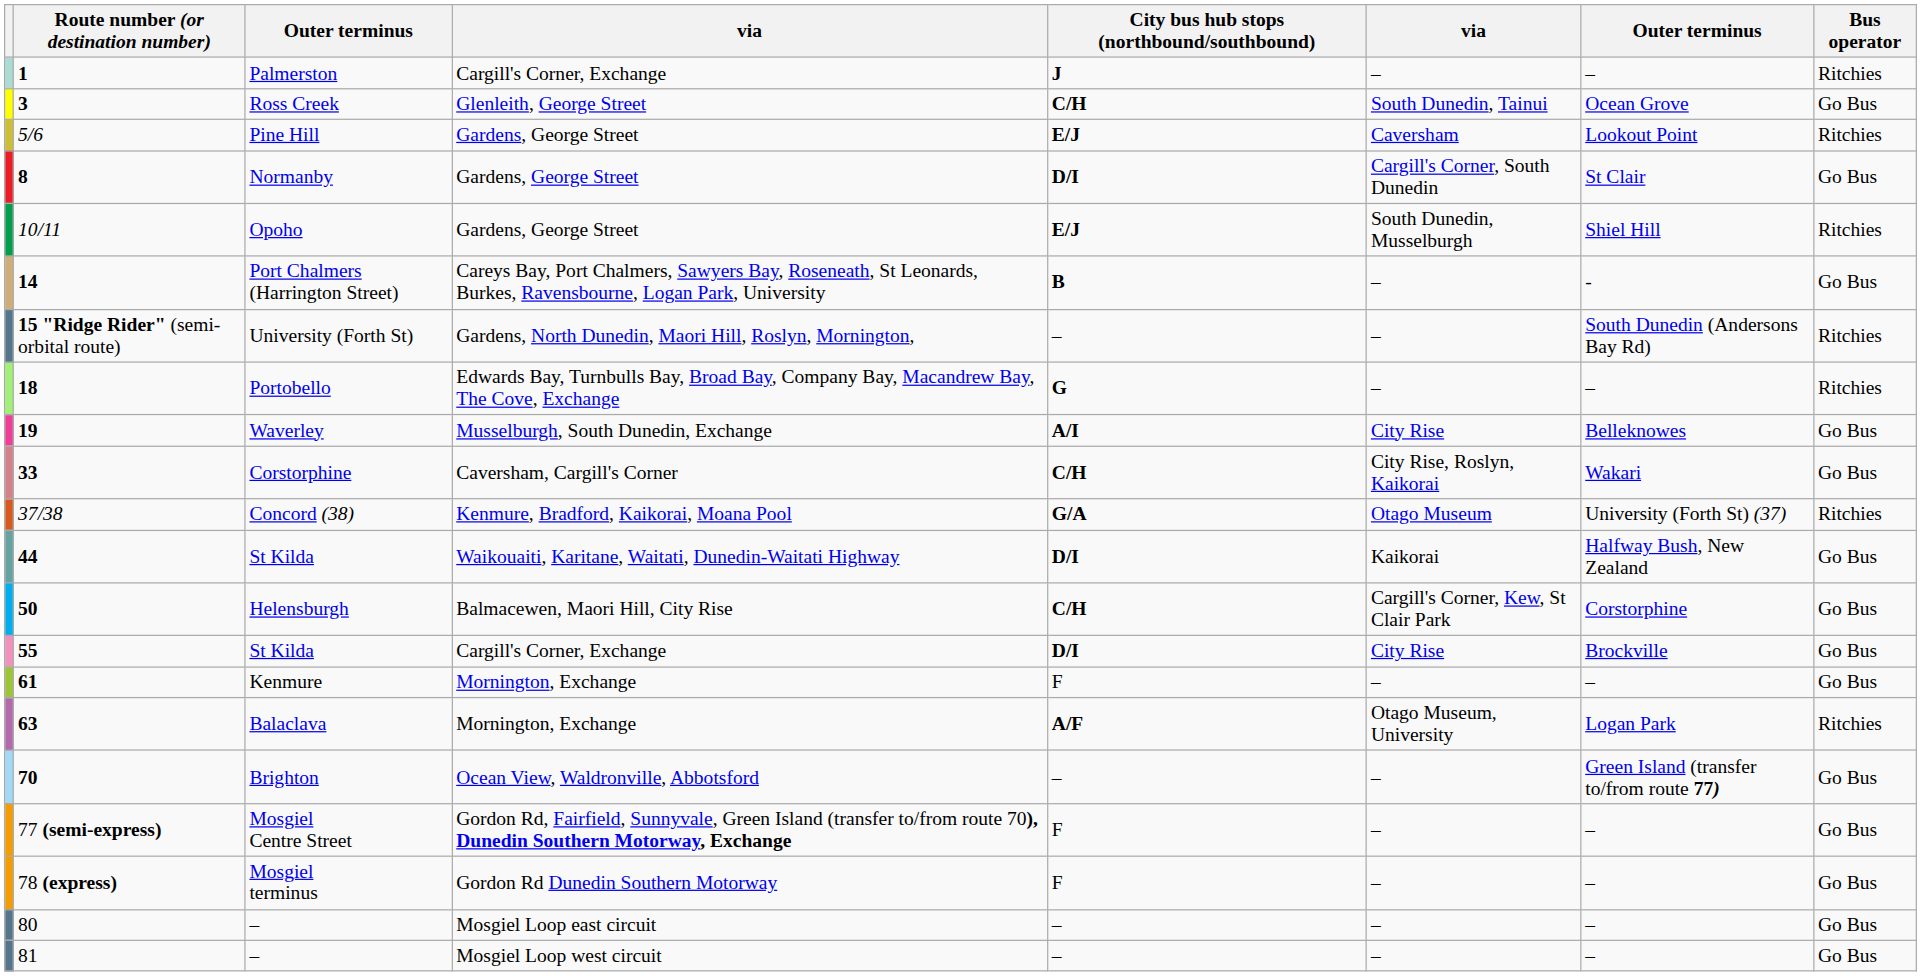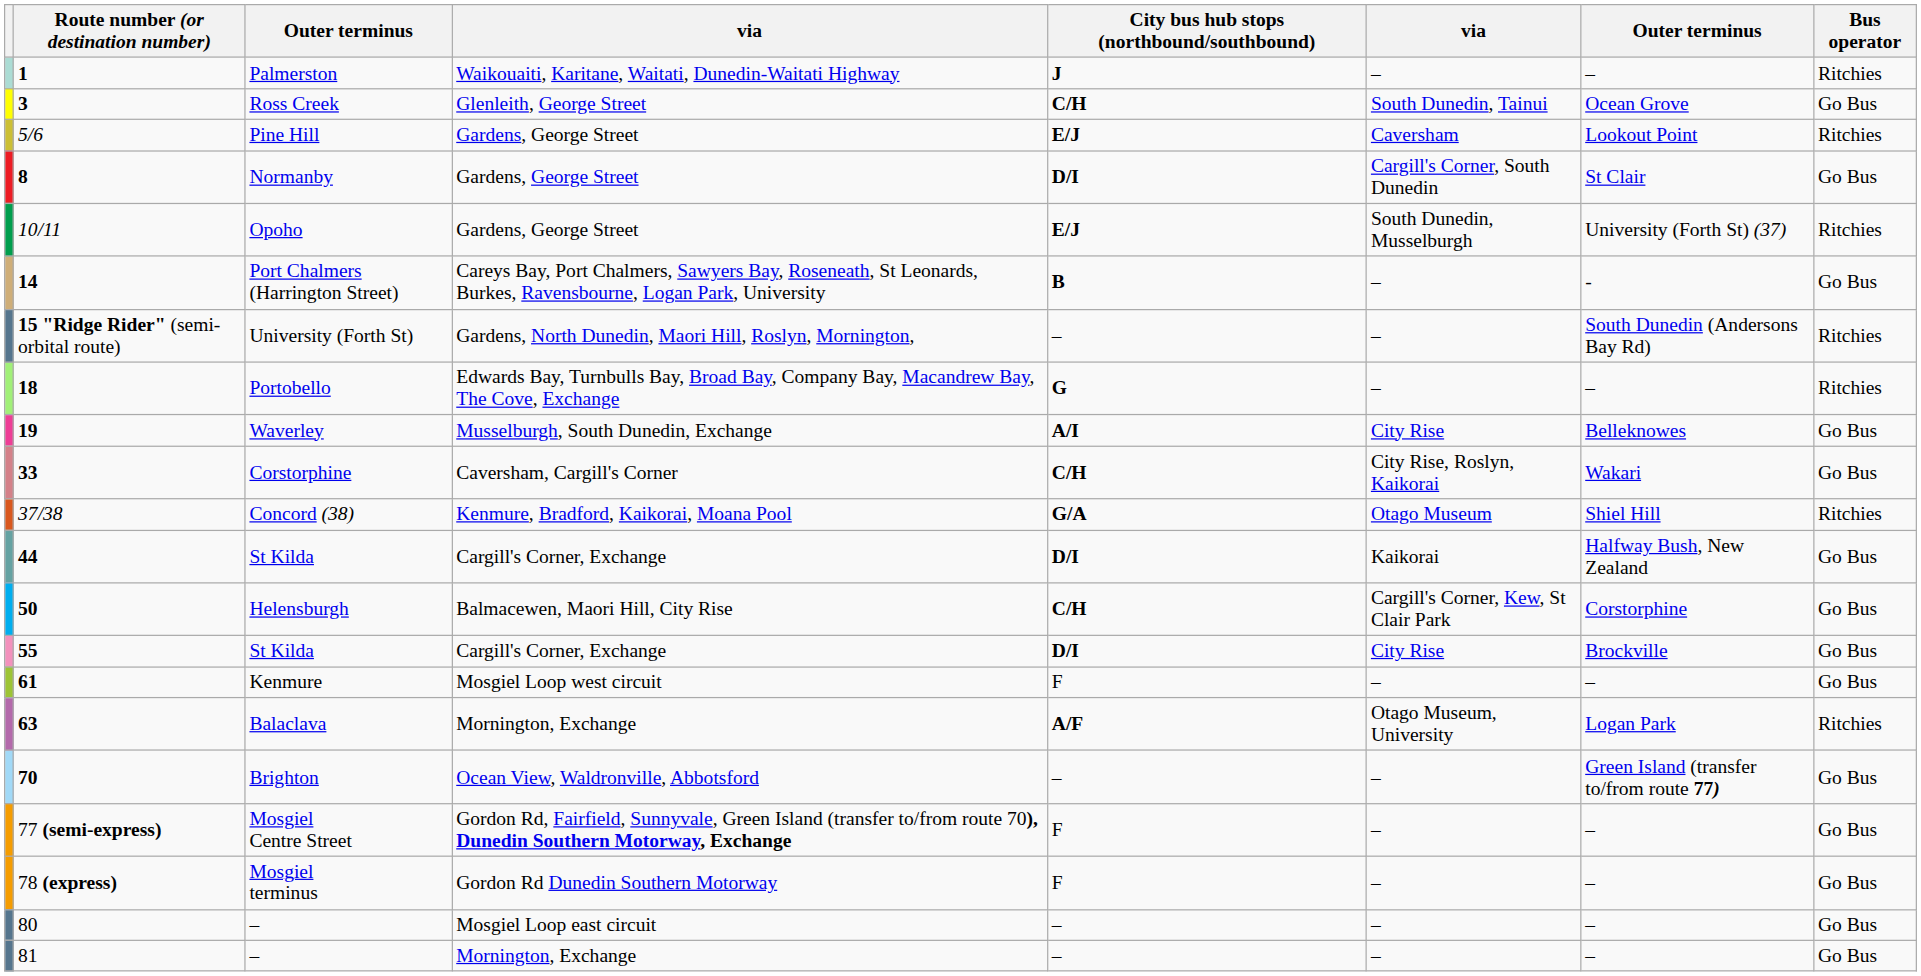(561, 72) Cargill's Corner, Exchange -> (678, 72) Waikouaiti, Karitane, Waitati, Dunedin-Waitati Highway
(1623, 229) Shiel Hill -> (1686, 229) University (Forth St) (37)
(1686, 514) University (Forth St) (37) -> (1623, 514) Shiel Hill
(678, 556) Waikouaiti, Karitane, Waitati, Dunedin-Waitati Highway -> (561, 556) Cargill's Corner, Exchange
(546, 681) Mornington, Exchange -> (559, 681) Mosgiel Loop west circuit
(559, 955) Mosgiel Loop west circuit -> (546, 955) Mornington, Exchange
